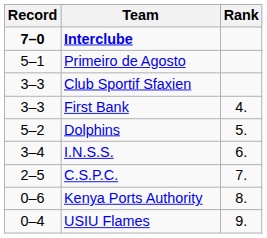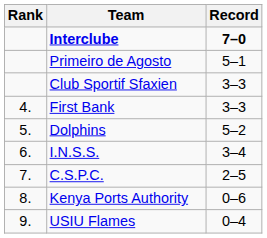columns swapped: (241, 15) <-> (33, 15)
